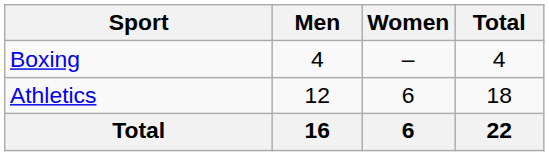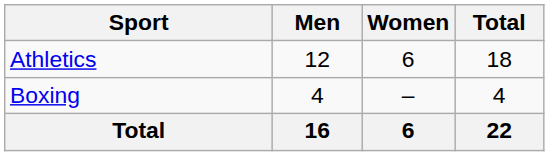rows swapped: (53, 95) <-> (45, 58)
